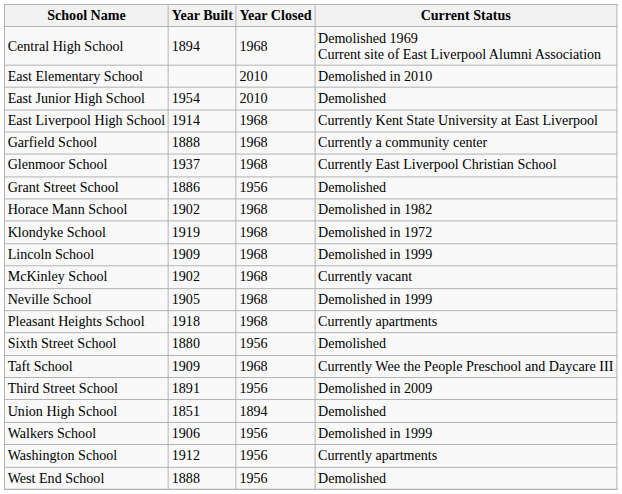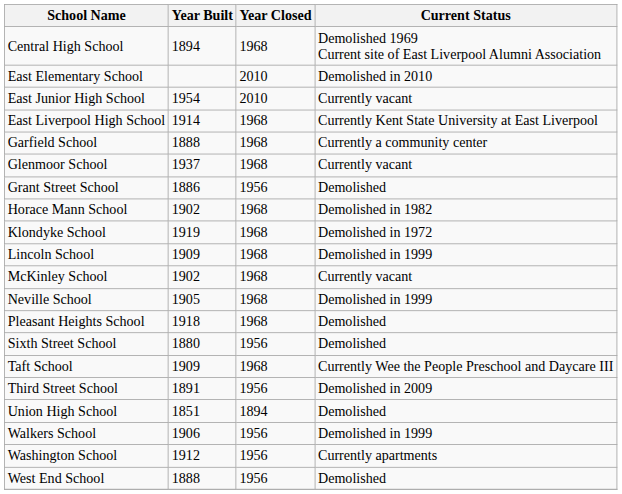(352, 98) Demolished -> (365, 98) Currently vacant
(437, 165) Currently East Liverpool Christian School -> (365, 165) Currently vacant
(378, 321) Currently apartments -> (352, 321) Demolished
